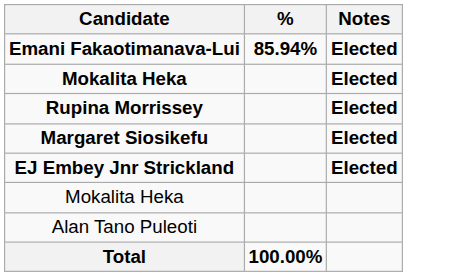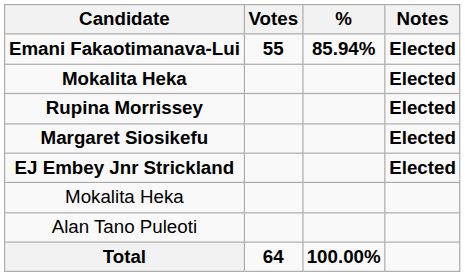+ column: (273, 19)
